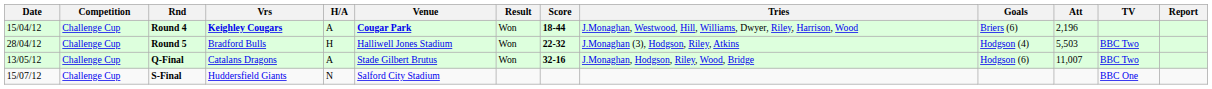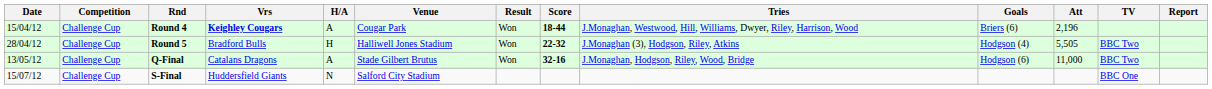(384, 28) bold -> (382, 28) normal
(1067, 44) 5,503 -> (1067, 44) 5,505
(1069, 60) 11,007 -> (1069, 60) 11,000
